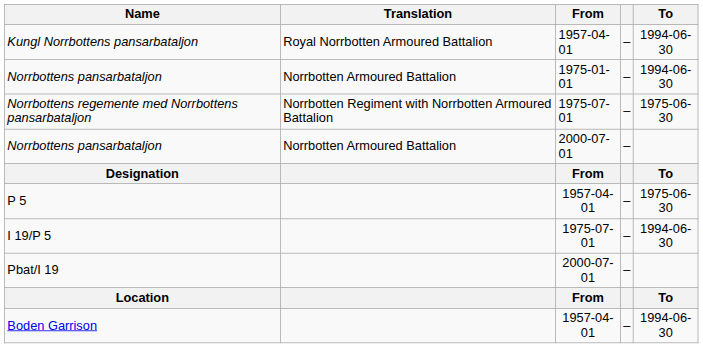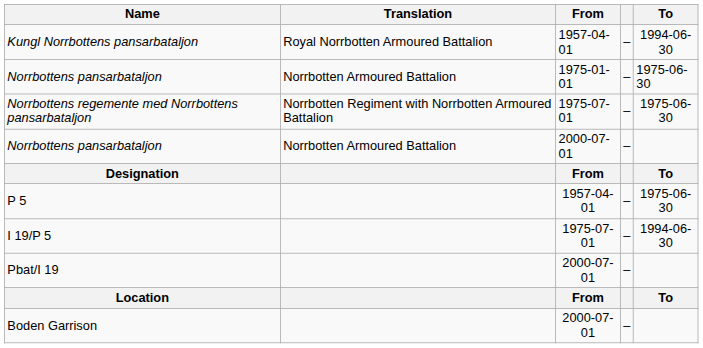(666, 76) 1994-06-30 -> (662, 76) 1975-06-30
- row: (52, 325)
+ row: (52, 325)
